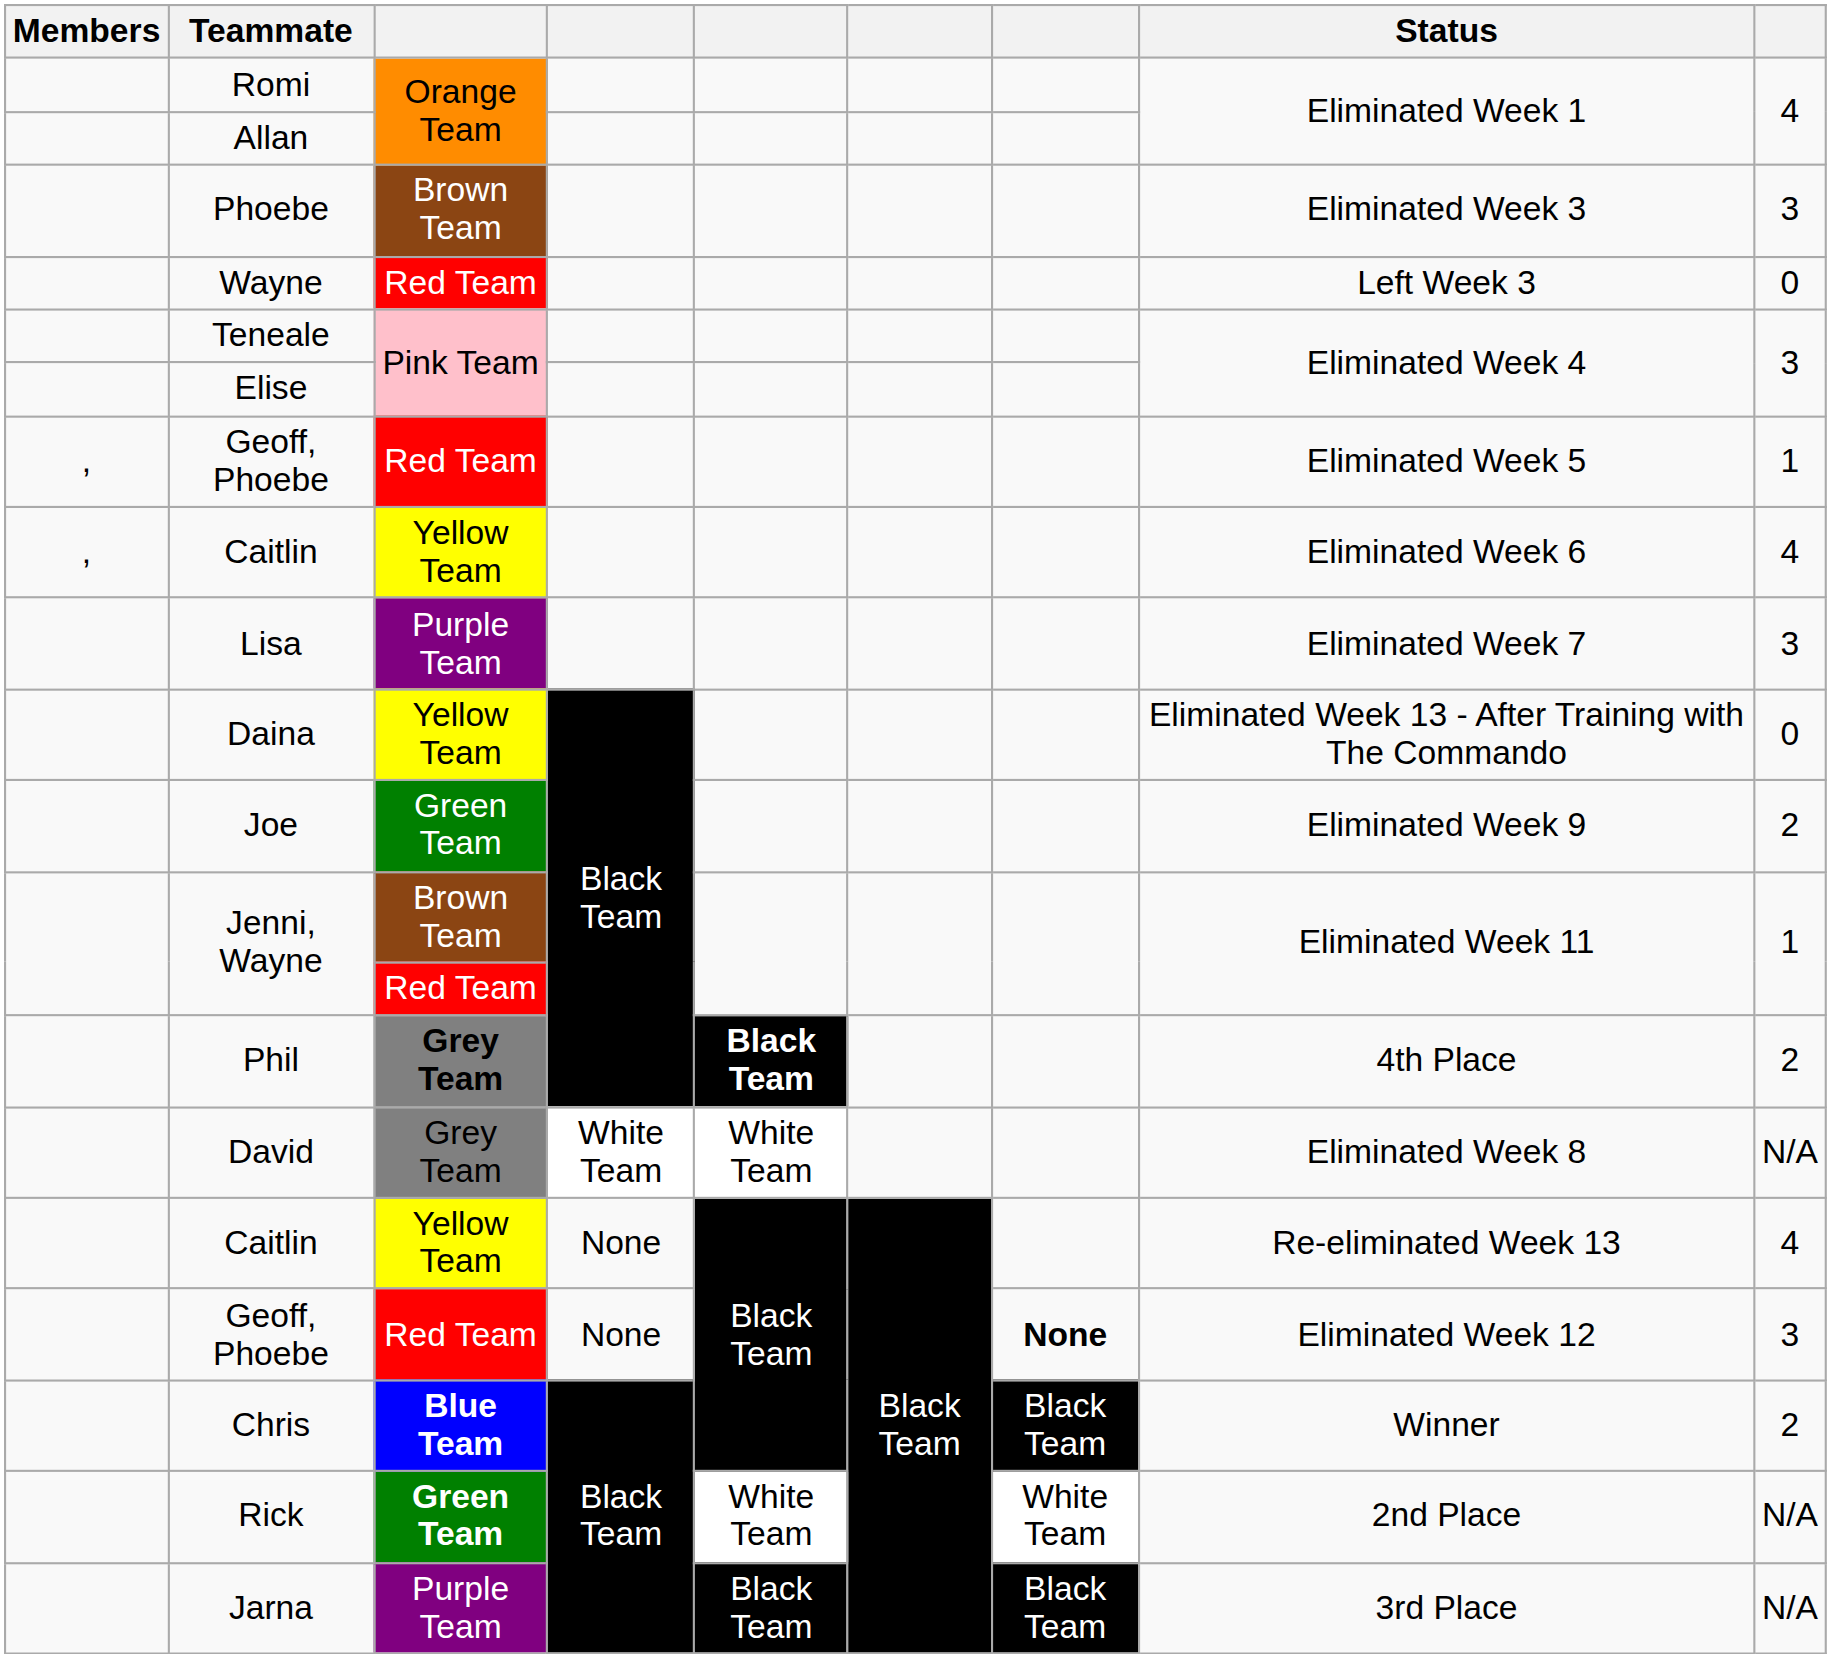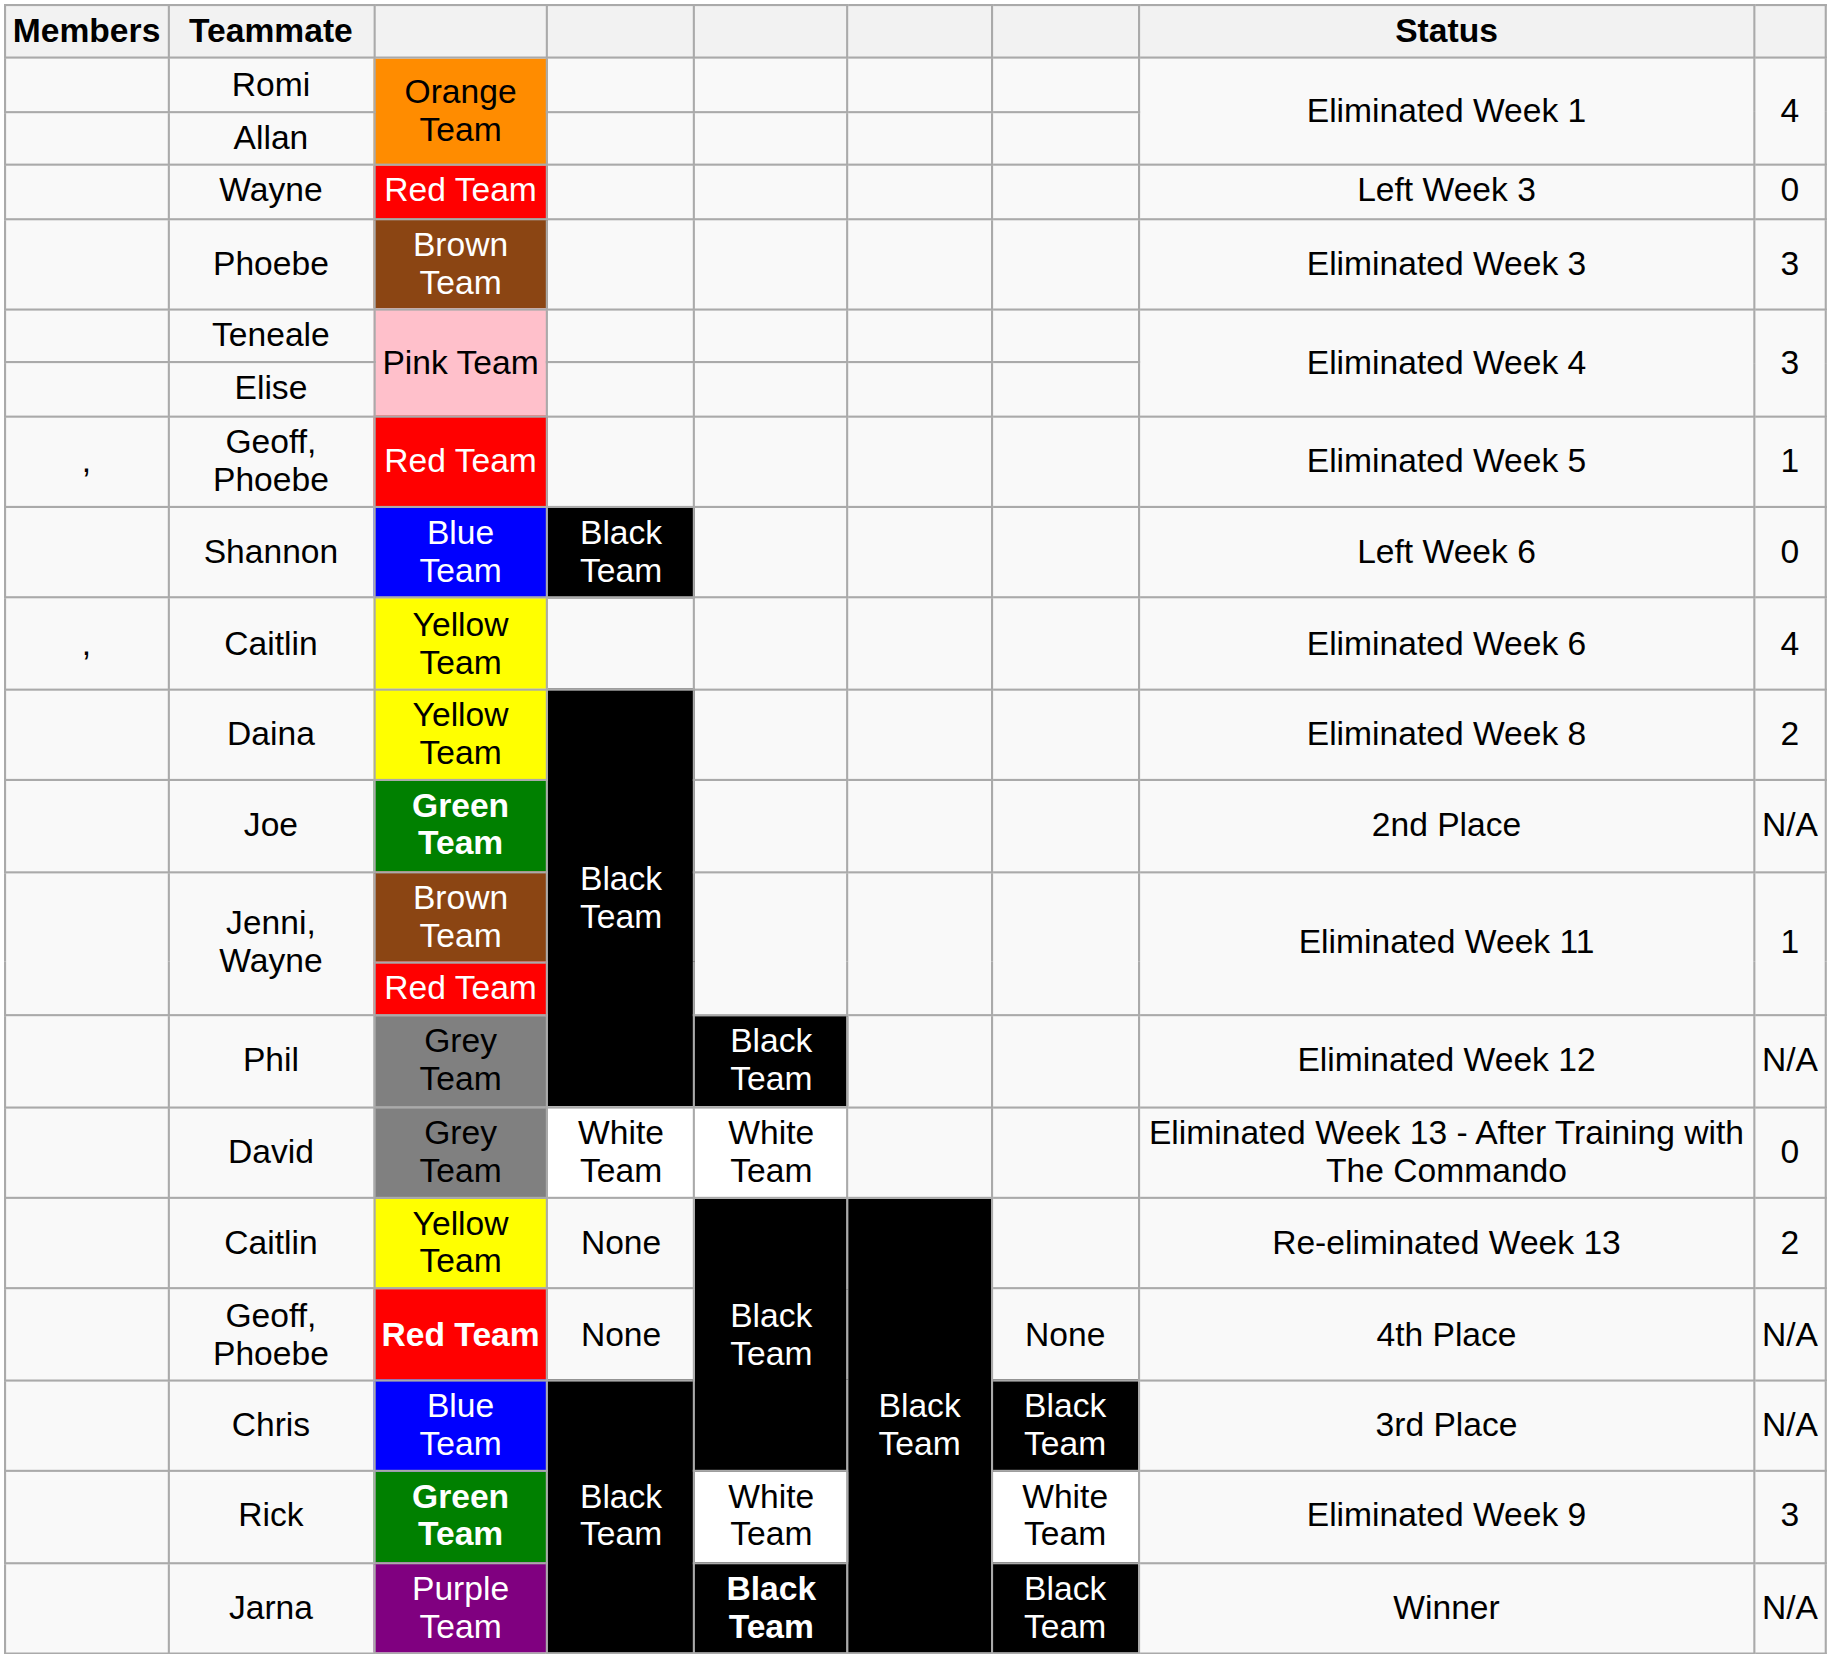rows swapped: (271, 282) <-> (271, 209)
+ row: (271, 551)
- row: (271, 643)
(1446, 734) Eliminated Week 13 - After Training with The Commando -> (1446, 734) Eliminated Week 8
(1790, 734) 0 -> (1790, 734) 2
(461, 825) normal -> (461, 825) bold
(1446, 825) Eliminated Week 9 -> (1446, 825) 2nd Place
(1790, 825) 2 -> (1790, 825) N/A
(461, 1060) bold -> (461, 1060) normal
(771, 1060) bold -> (771, 1060) normal
(1447, 1060) 4th Place -> (1447, 1060) Eliminated Week 12
(1790, 1060) 2 -> (1790, 1060) N/A
(1446, 1151) Eliminated Week 8 -> (1446, 1151) Eliminated Week 13 - After Training with The Commando
(1790, 1151) N/A -> (1790, 1151) 0
(1790, 1242) 4 -> (1790, 1242) 2
(461, 1333) normal -> (461, 1333) bold
(1065, 1333) bold -> (1065, 1333) normal
(1447, 1333) Eliminated Week 12 -> (1447, 1333) 4th Place
(1790, 1333) 3 -> (1790, 1333) N/A
(461, 1425) bold -> (461, 1425) normal
(1447, 1425) Winner -> (1447, 1425) 3rd Place
(1790, 1425) 2 -> (1790, 1425) N/A
(1446, 1516) 2nd Place -> (1446, 1516) Eliminated Week 9
(1790, 1516) N/A -> (1790, 1516) 3
(771, 1607) normal -> (771, 1607) bold
(1447, 1607) 3rd Place -> (1447, 1607) Winner
